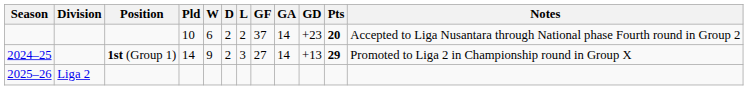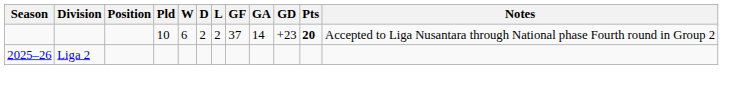- row: (29, 54)
